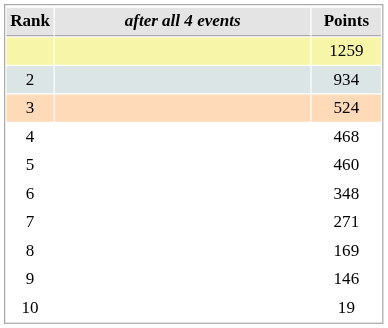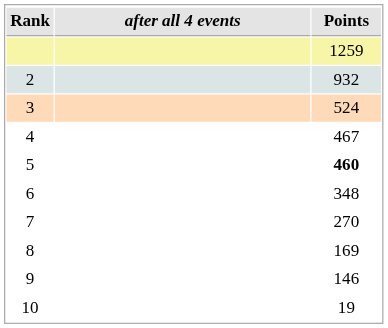(346, 79) 934 -> (346, 79) 932
(346, 136) 468 -> (346, 136) 467
(346, 165) normal -> (346, 165) bold
(346, 222) 271 -> (346, 222) 270
